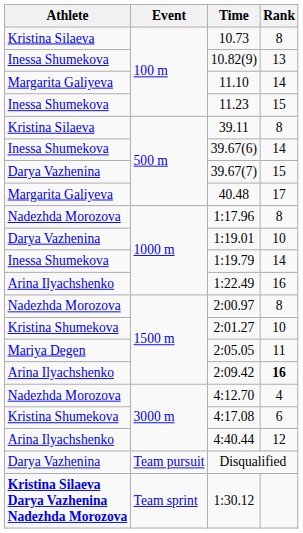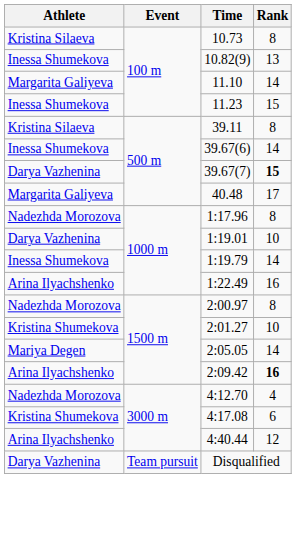(279, 172) normal -> (273, 172) bold
(279, 350) 11 -> (273, 350) 14
- row: (234, 500)
